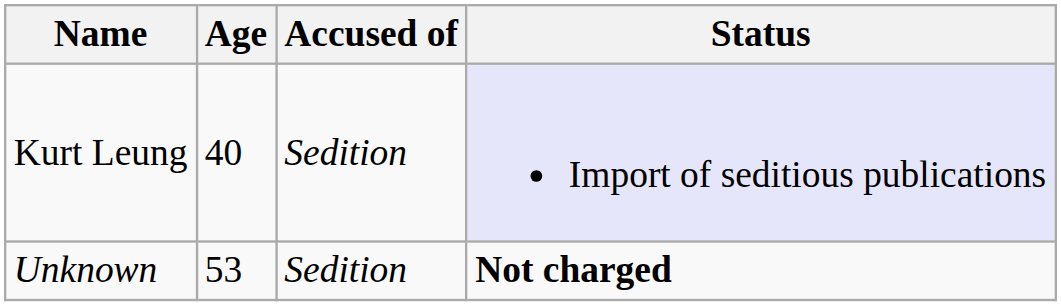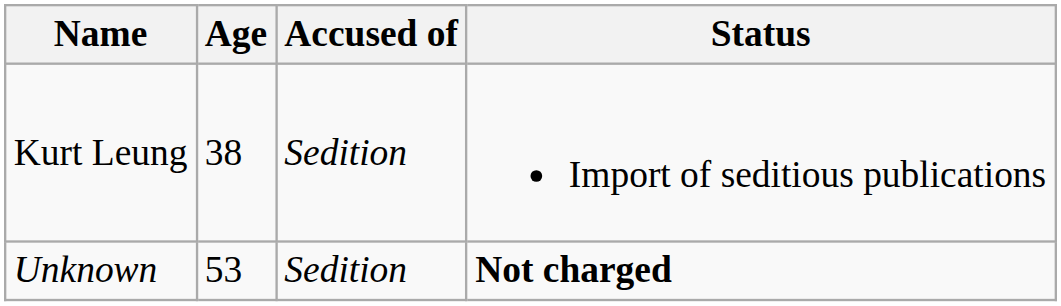(223, 152) 40 -> (223, 152) 38
(761, 174) lavender background -> (761, 174) no background
